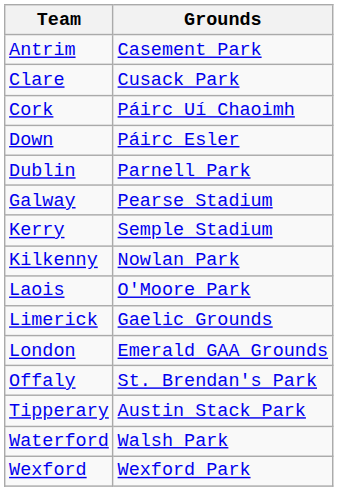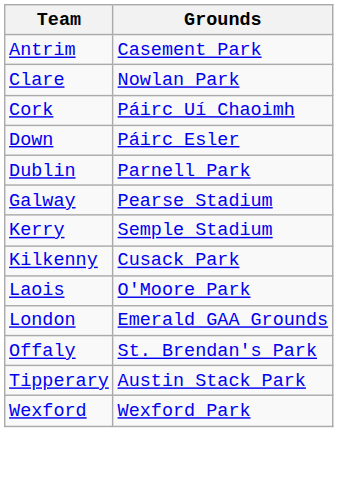(179, 80) Cusack Park -> (179, 80) Nowlan Park
(179, 260) Nowlan Park -> (179, 260) Cusack Park
- row: (53, 321)
- row: (59, 441)
